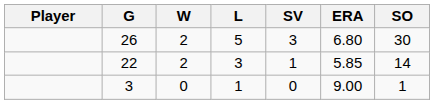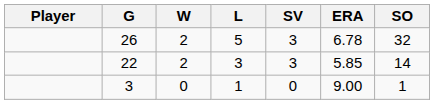(348, 39) 6.80 -> (348, 39) 6.78
(402, 39) 30 -> (402, 39) 32
(293, 63) 1 -> (293, 63) 3
